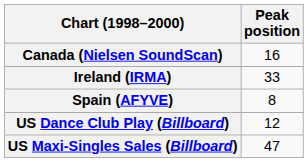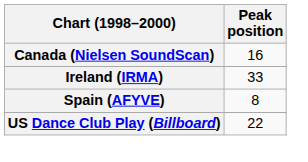(272, 123) 12 -> (255, 123) 22
- row: (123, 146)
